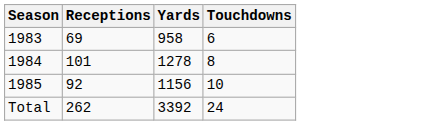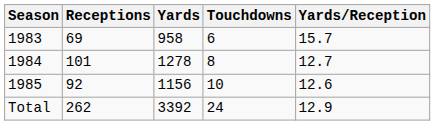+ column: (362, 16)
